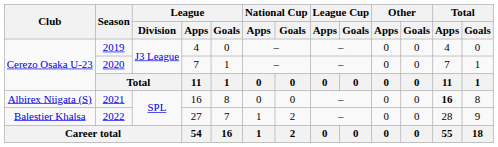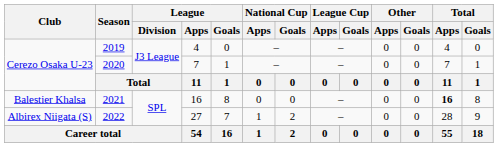(50, 99) Albirex Niigata (S) -> (50, 99) Balestier Khalsa
(50, 116) Balestier Khalsa -> (50, 116) Albirex Niigata (S)
